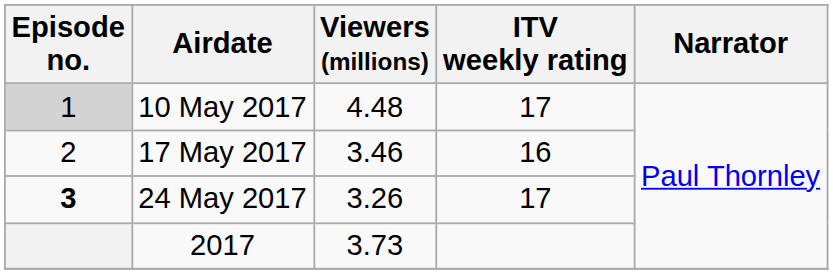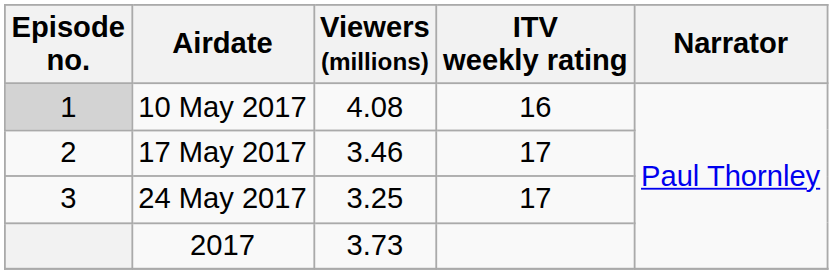(375, 106) 4.48 -> (375, 106) 4.08
(535, 106) 17 -> (535, 106) 16
(535, 152) 16 -> (535, 152) 17
(68, 198) bold -> (68, 198) normal
(375, 198) 3.26 -> (375, 198) 3.25
